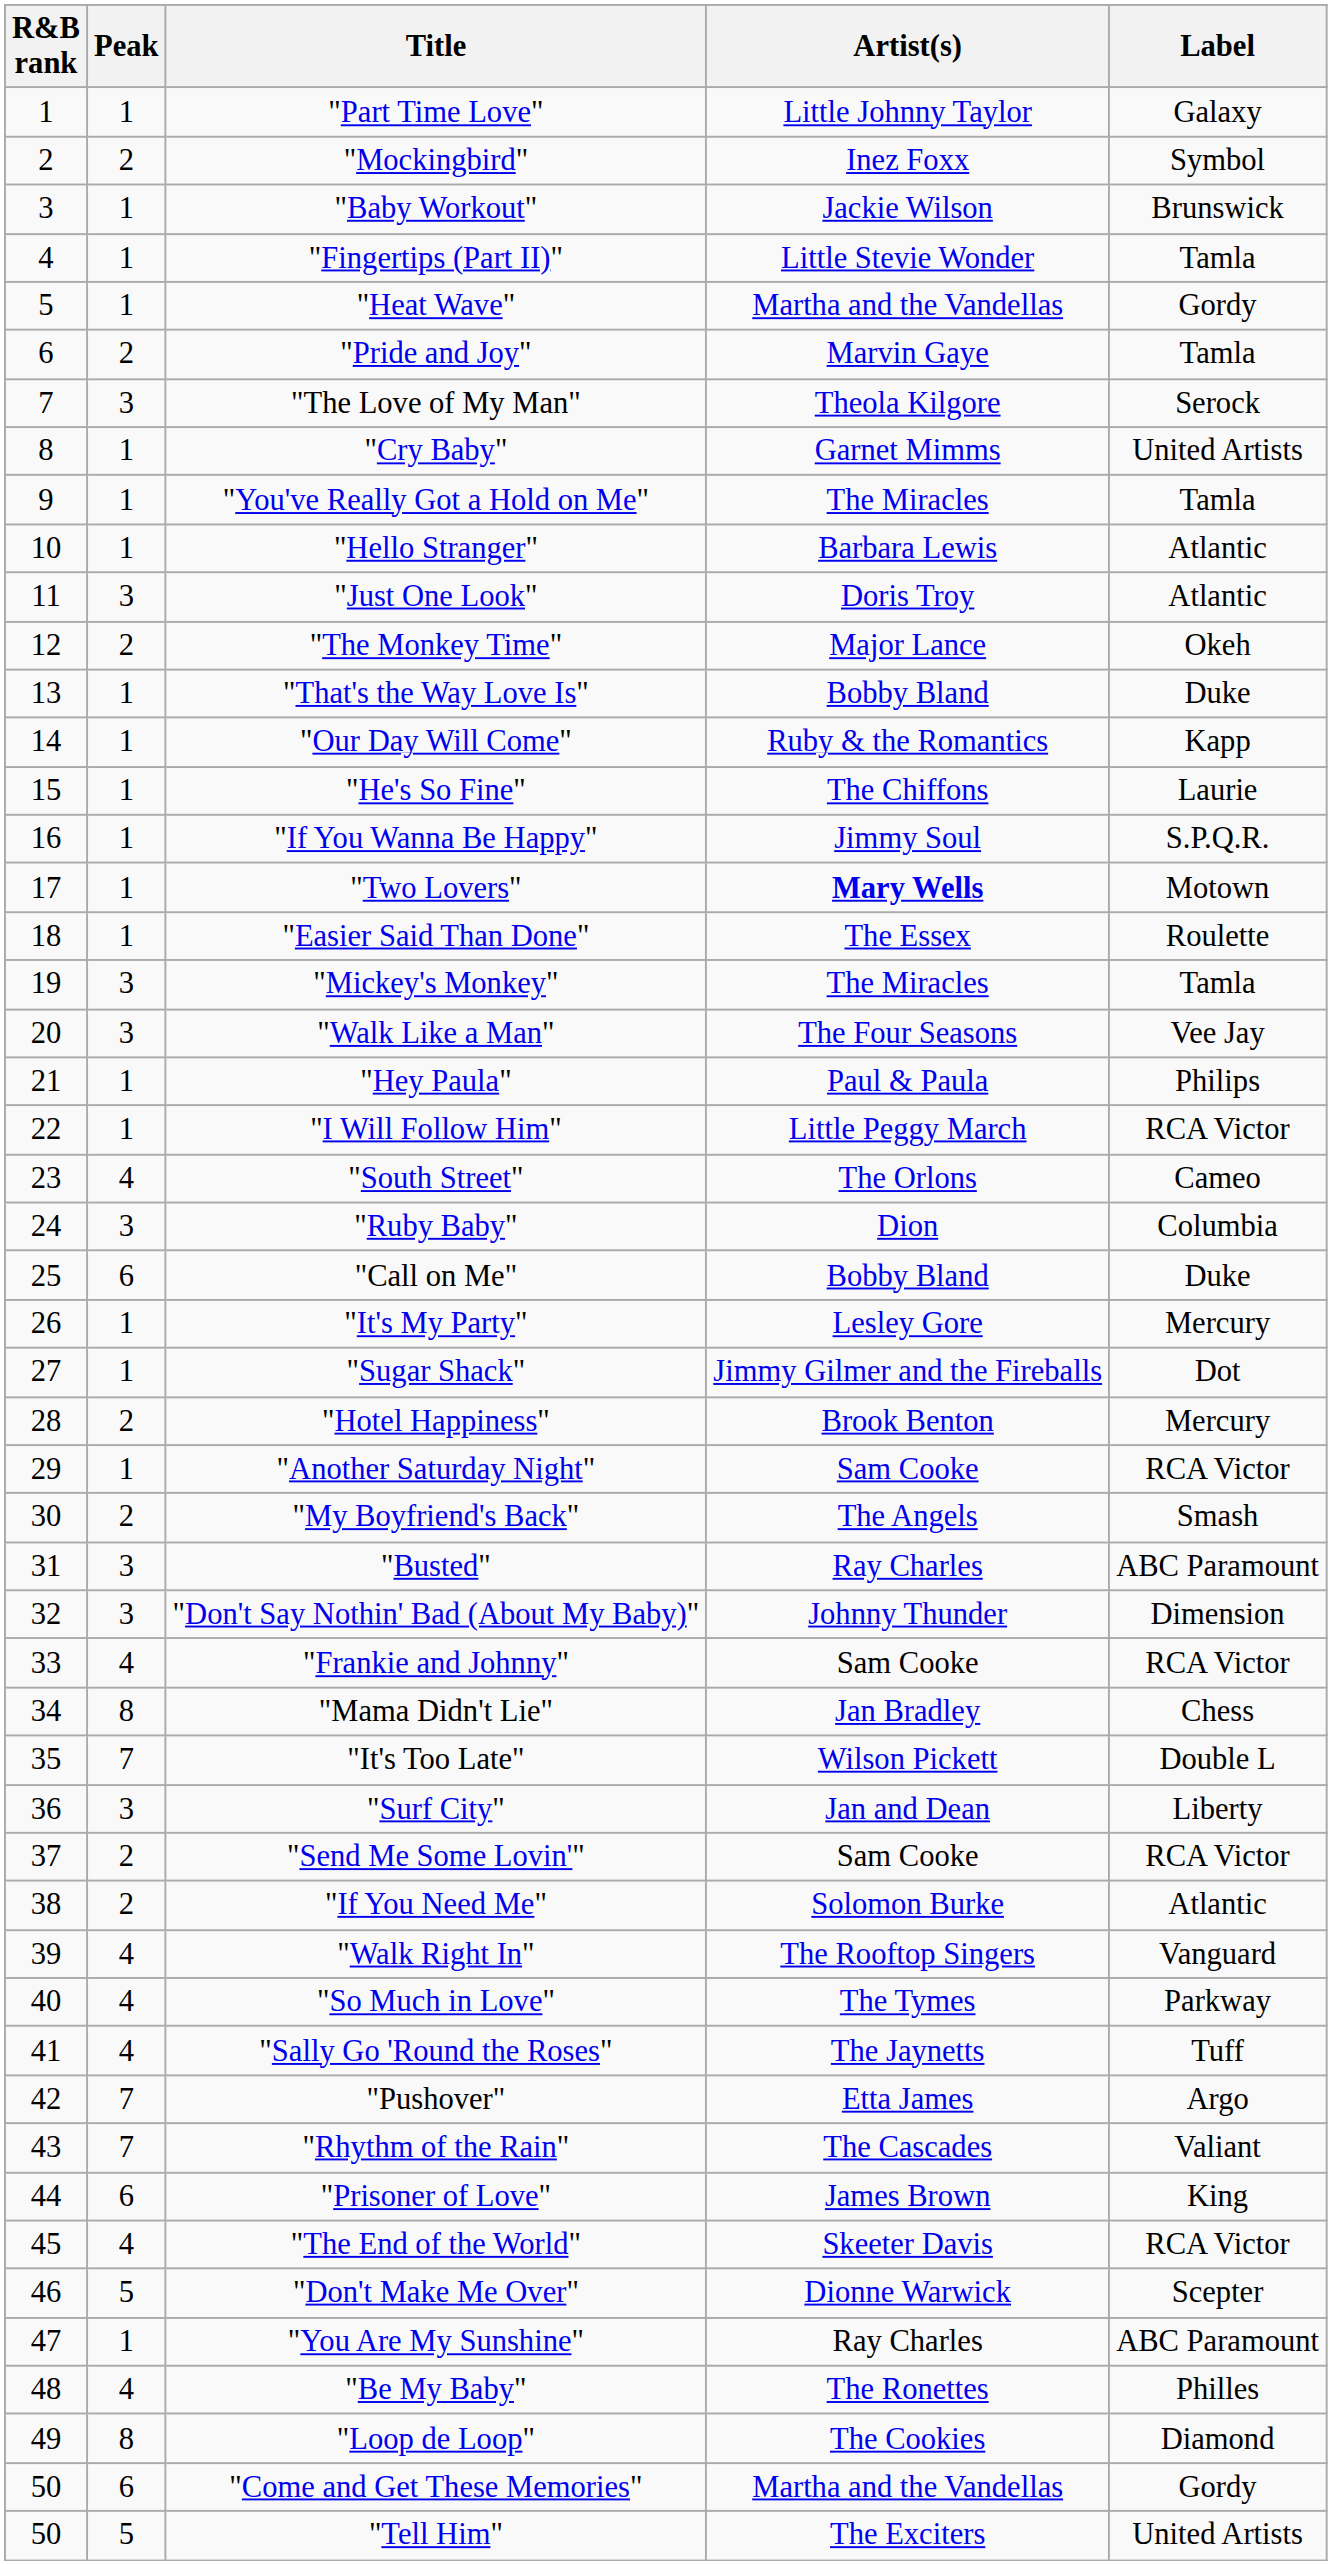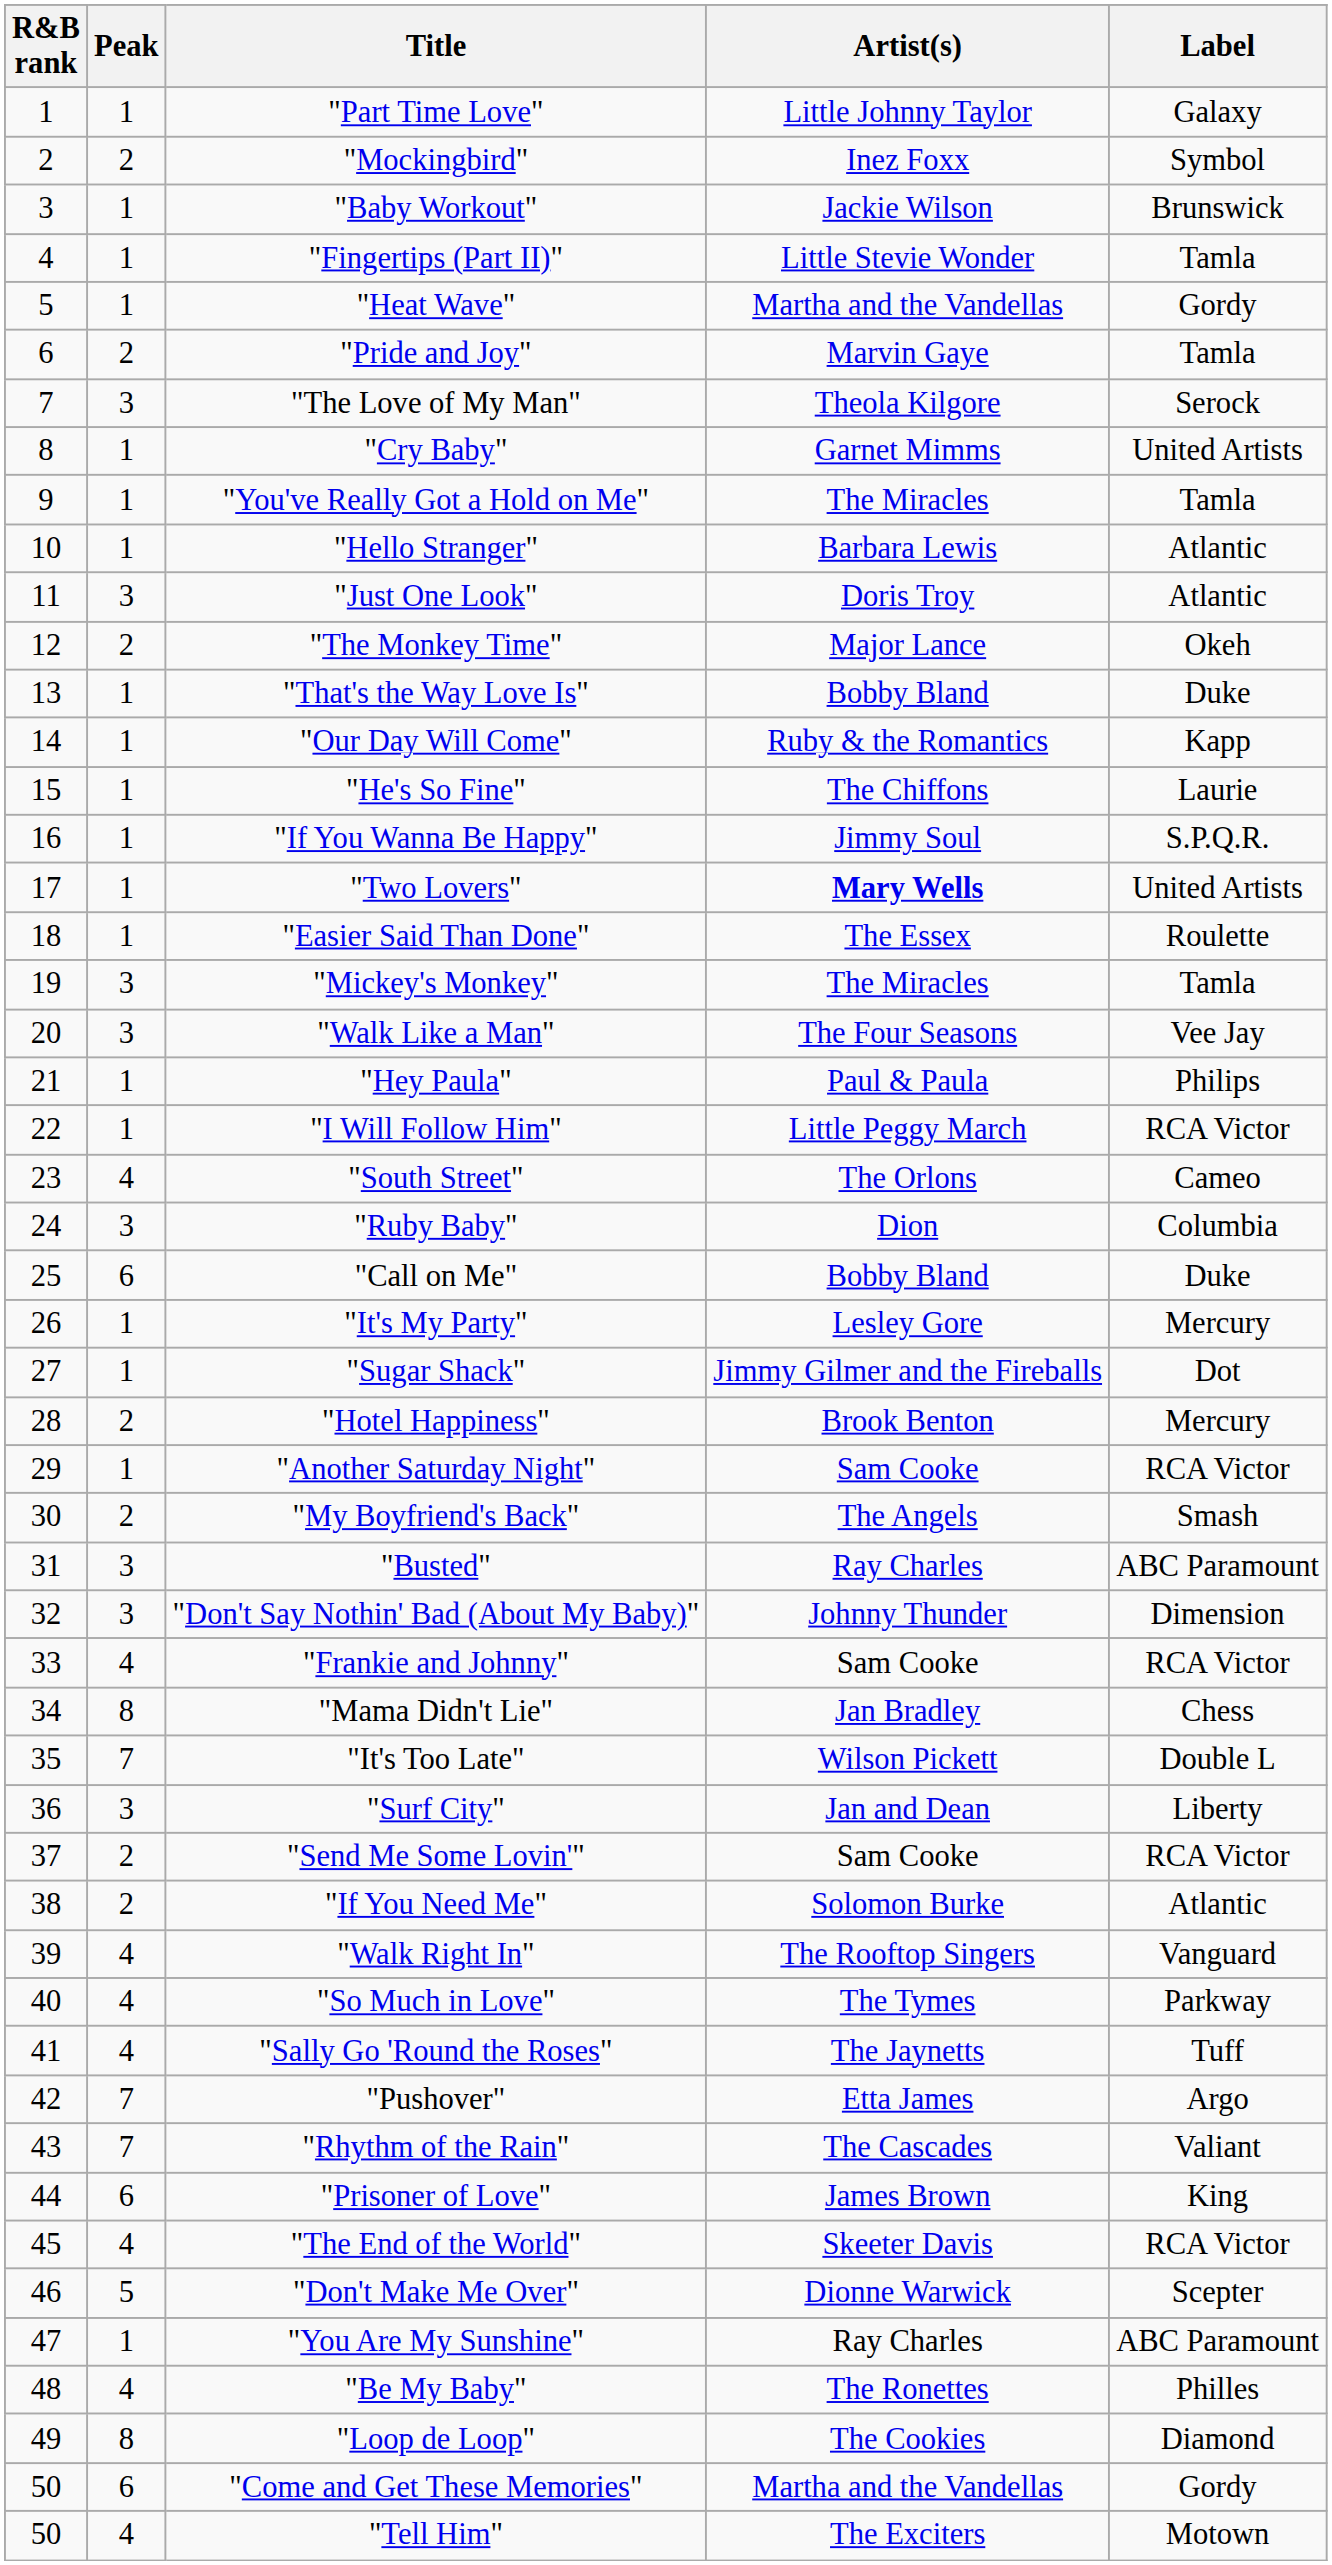(1218, 887) Motown -> (1218, 887) United Artists
(126, 2534) 5 -> (126, 2534) 4
(1218, 2534) United Artists -> (1218, 2534) Motown
